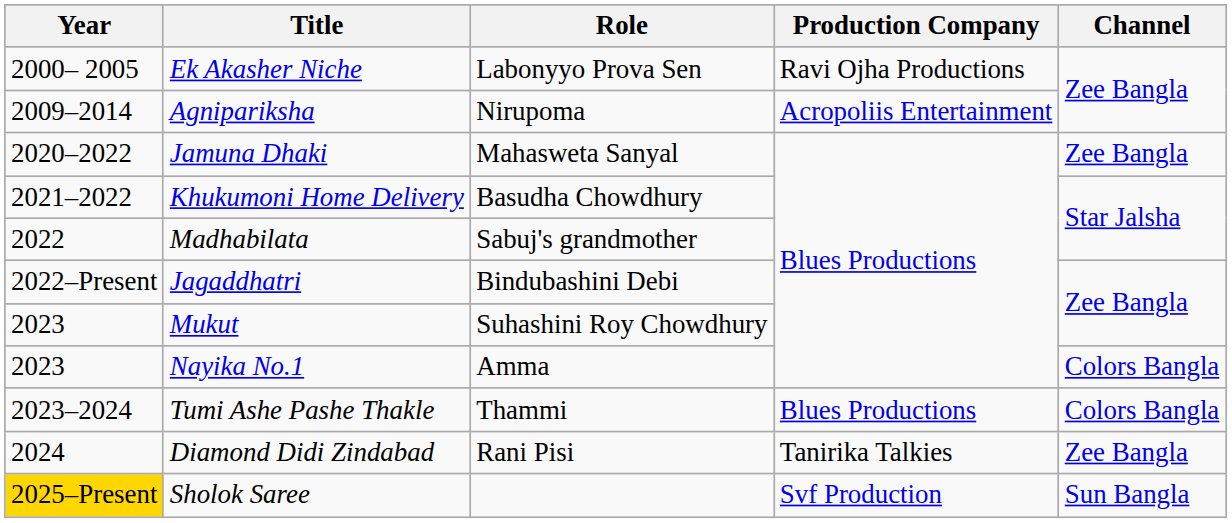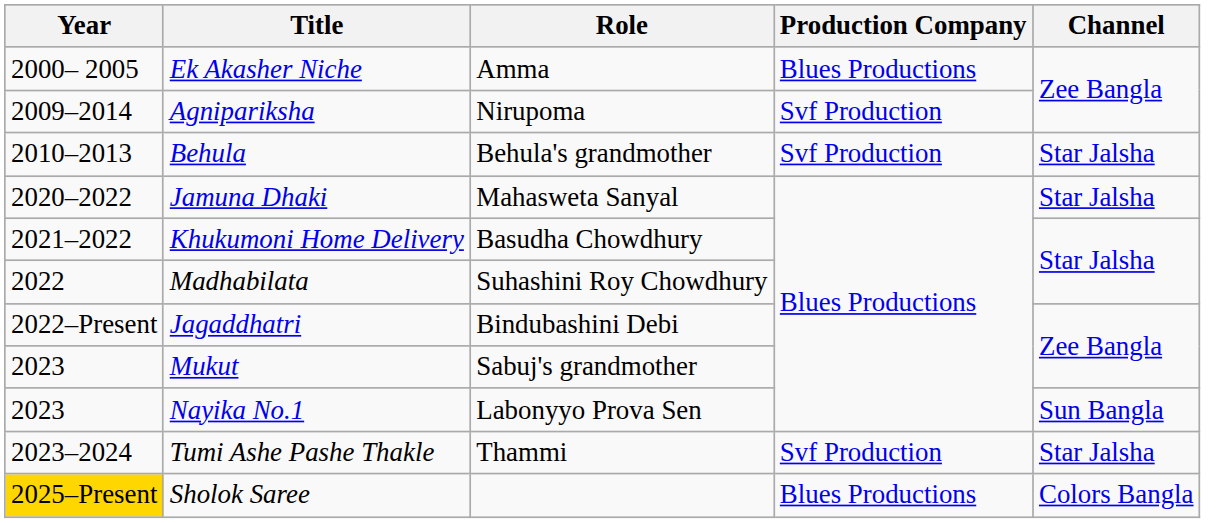(589, 68) Labonyyo Prova Sen -> (513, 68) Amma
(902, 68) Ravi Ojha Productions -> (878, 68) Blues Productions
(916, 111) Acropoliis Entertainment -> (861, 111) Svf Production
+ row: (208, 153)
(1126, 153) Zee Bangla -> (1097, 196) Star Jalsha
(587, 238) Sabuj's grandmother -> (622, 281) Suhashini Roy Chowdhury
(622, 324) Suhashini Roy Chowdhury -> (587, 366) Sabuj's grandmother
(513, 366) Amma -> (589, 409) Labonyyo Prova Sen
(1142, 366) Colors Bangla -> (1101, 409) Sun Bangla
(878, 409) Blues Productions -> (861, 452) Svf Production
(1142, 409) Colors Bangla -> (1097, 452) Star Jalsha
- row: (302, 452)
(861, 494) Svf Production -> (878, 494) Blues Productions
(1127, 494) Sun Bangla -> (1116, 494) Colors Bangla
